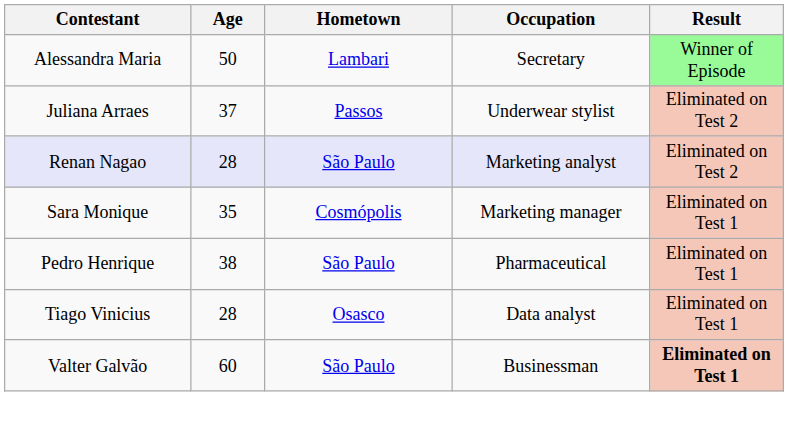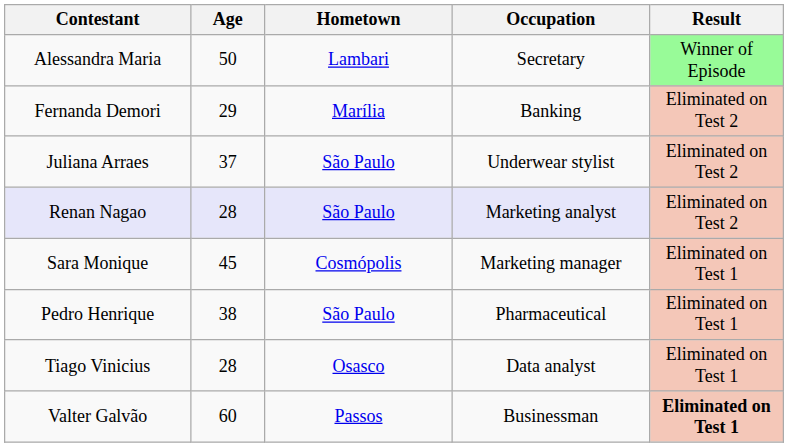+ row: (98, 110)
(358, 110) Passos -> (358, 161) São Paulo
(228, 212) 35 -> (228, 263) 45
(358, 365) São Paulo -> (358, 416) Passos
